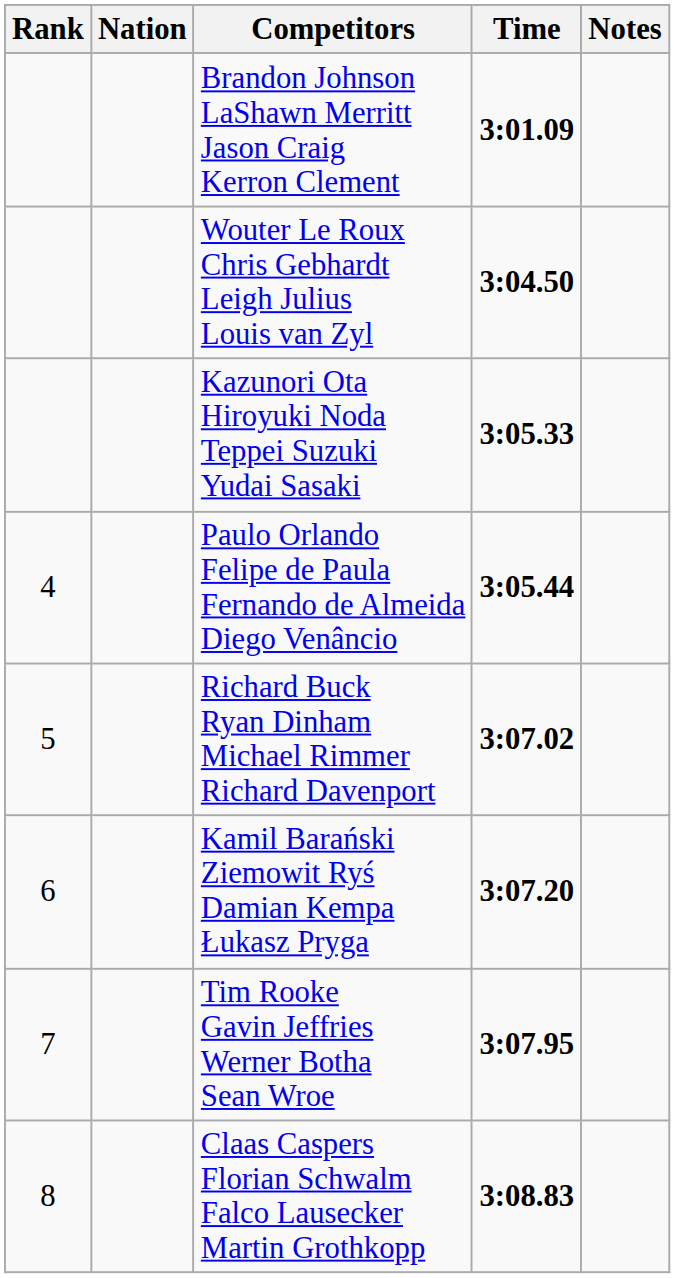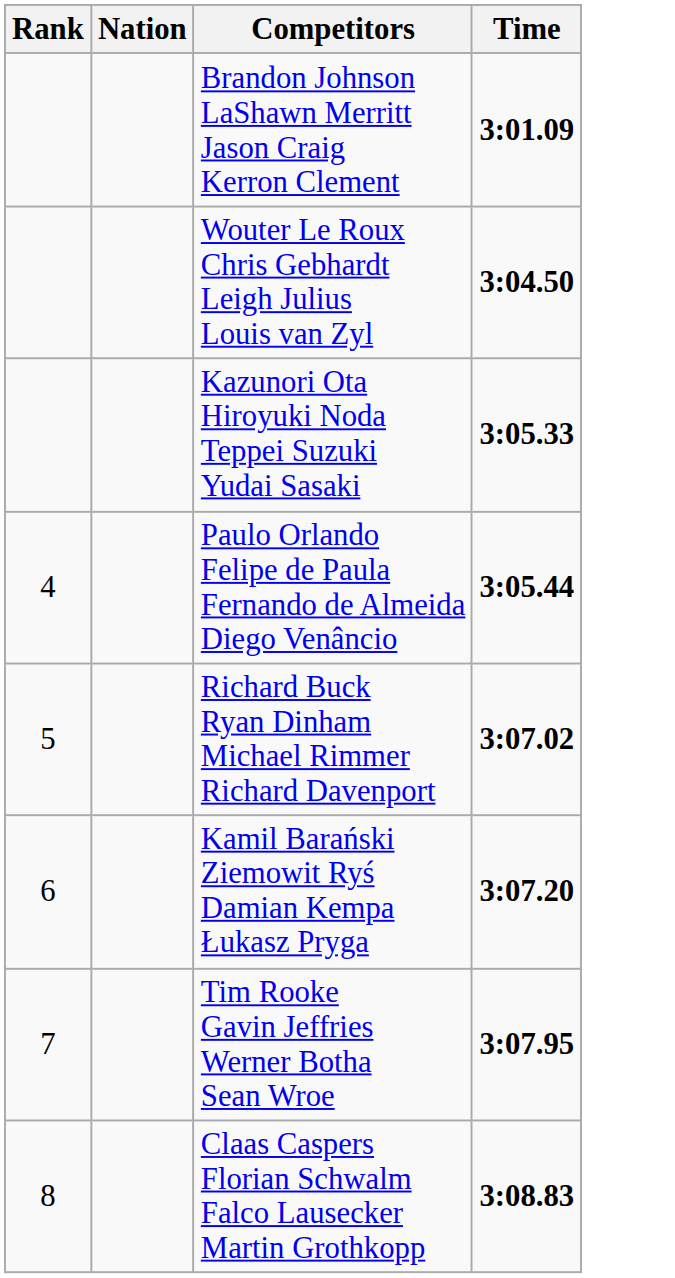- column: (625, 28)
